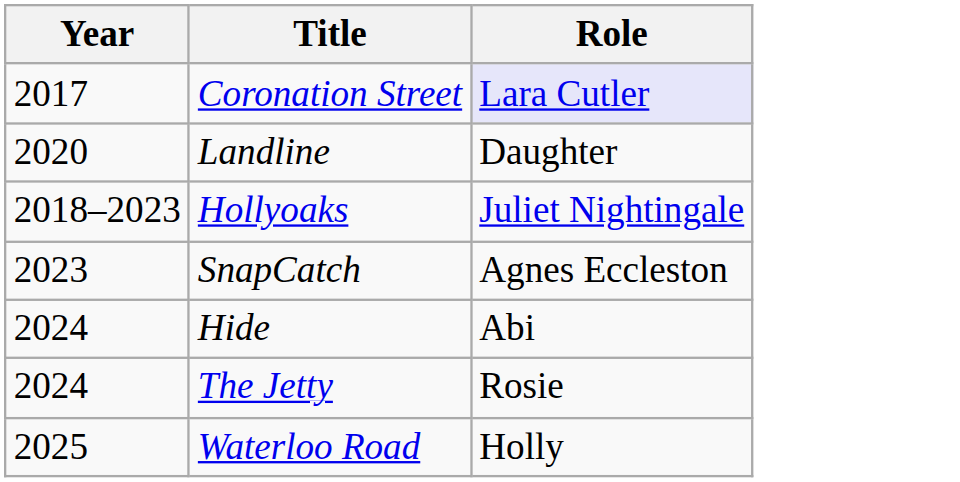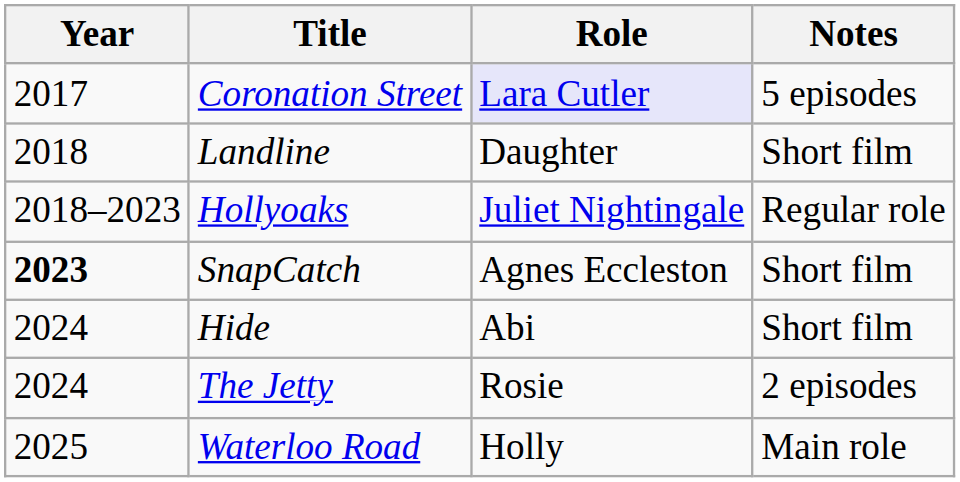+ column: (854, 33)
(51, 151) 2020 -> (51, 151) 2018
(51, 269) normal -> (51, 269) bold
